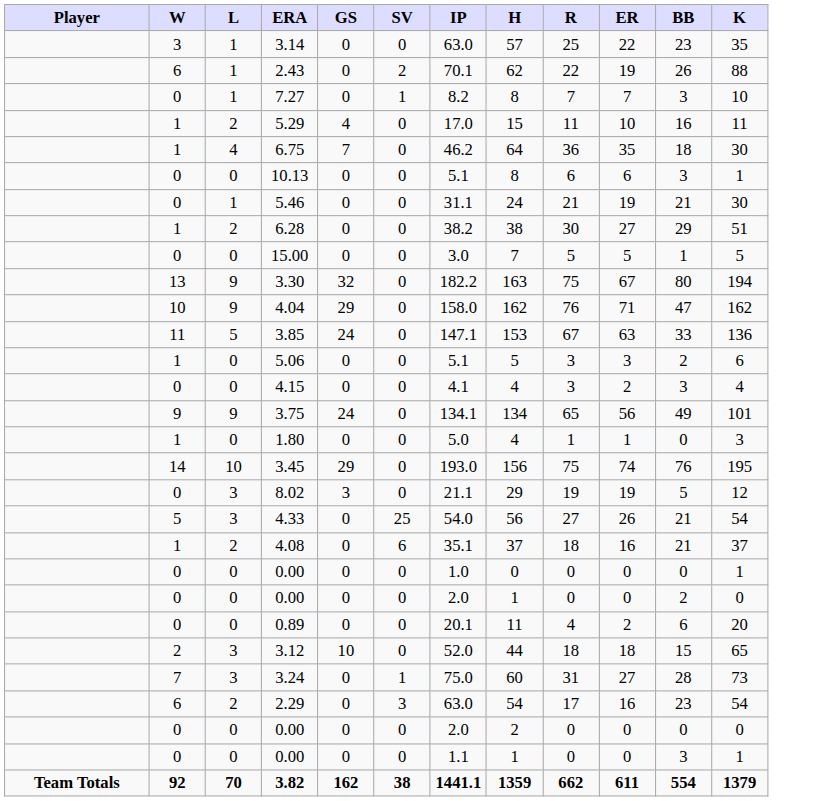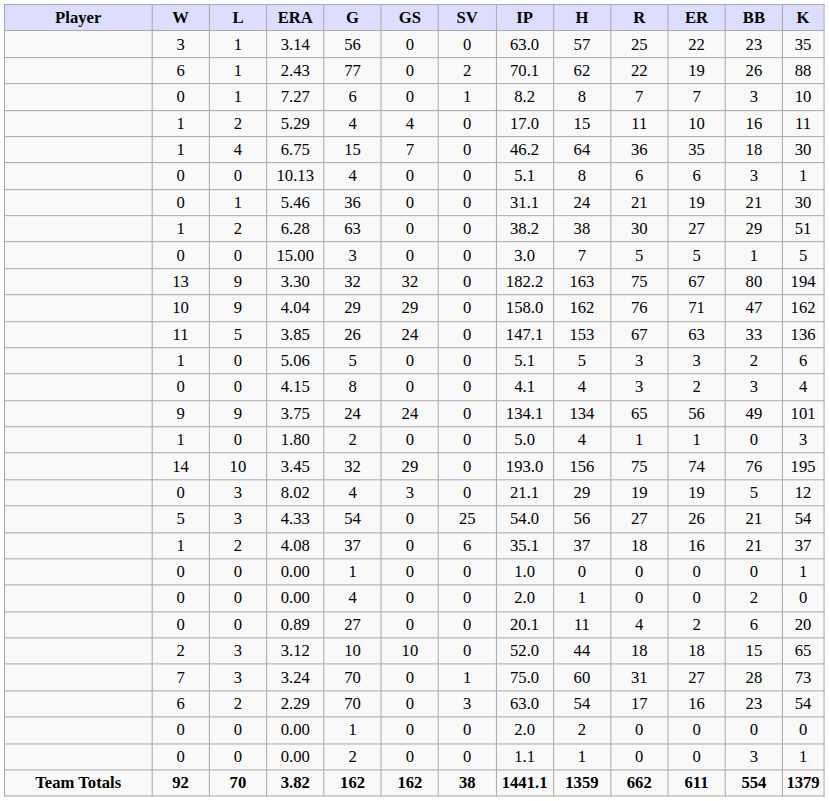+ column: (353, 17)
